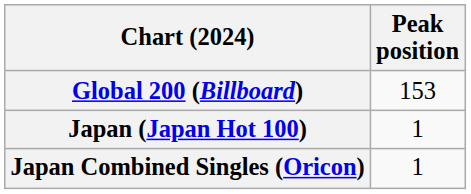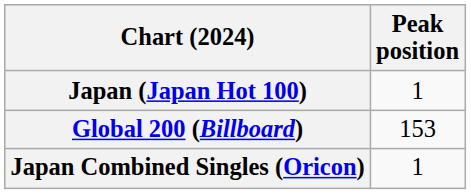rows swapped: (188, 90) <-> (188, 129)
